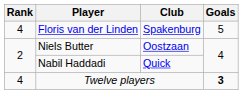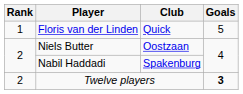(20, 30) 4 -> (20, 30) 1
(172, 30) Spakenburg -> (157, 30) Quick
(157, 64) Quick -> (172, 64) Spakenburg
(20, 81) 4 -> (20, 81) 2
